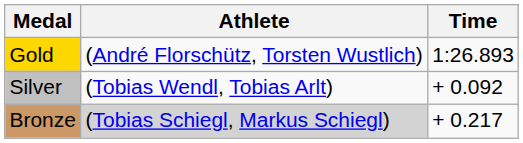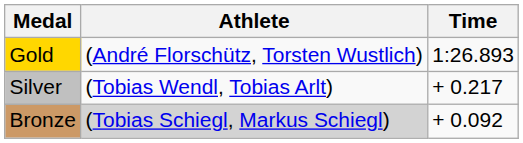(468, 87) + 0.092 -> (468, 87) + 0.217
(468, 120) + 0.217 -> (468, 120) + 0.092
